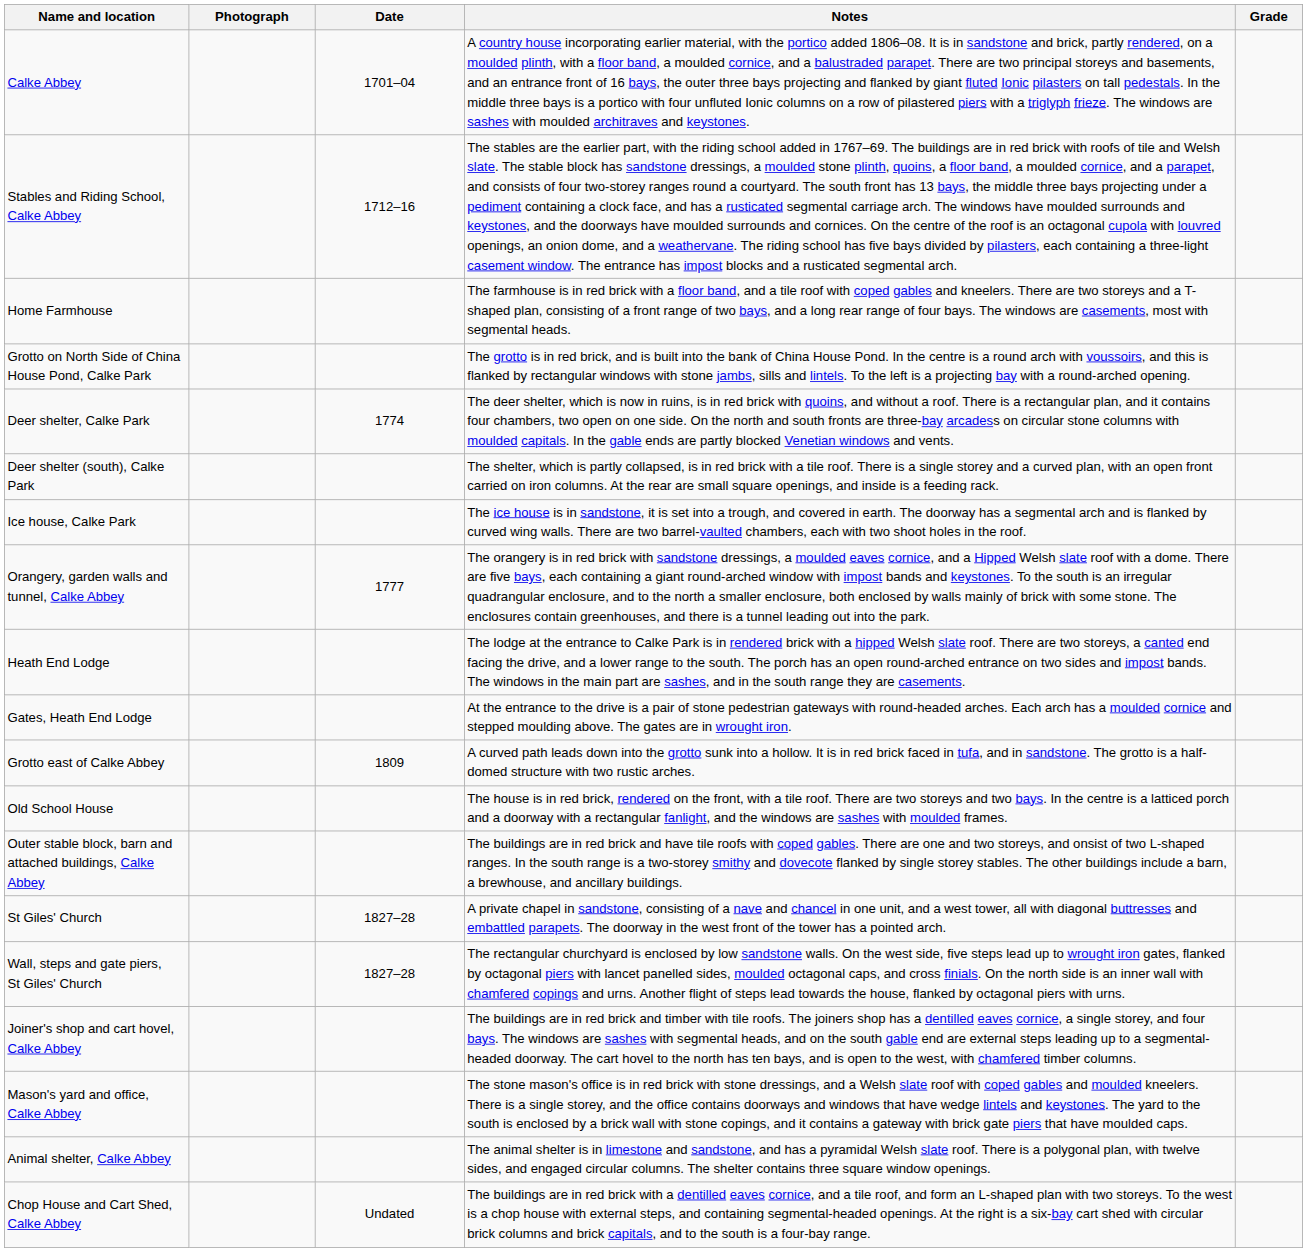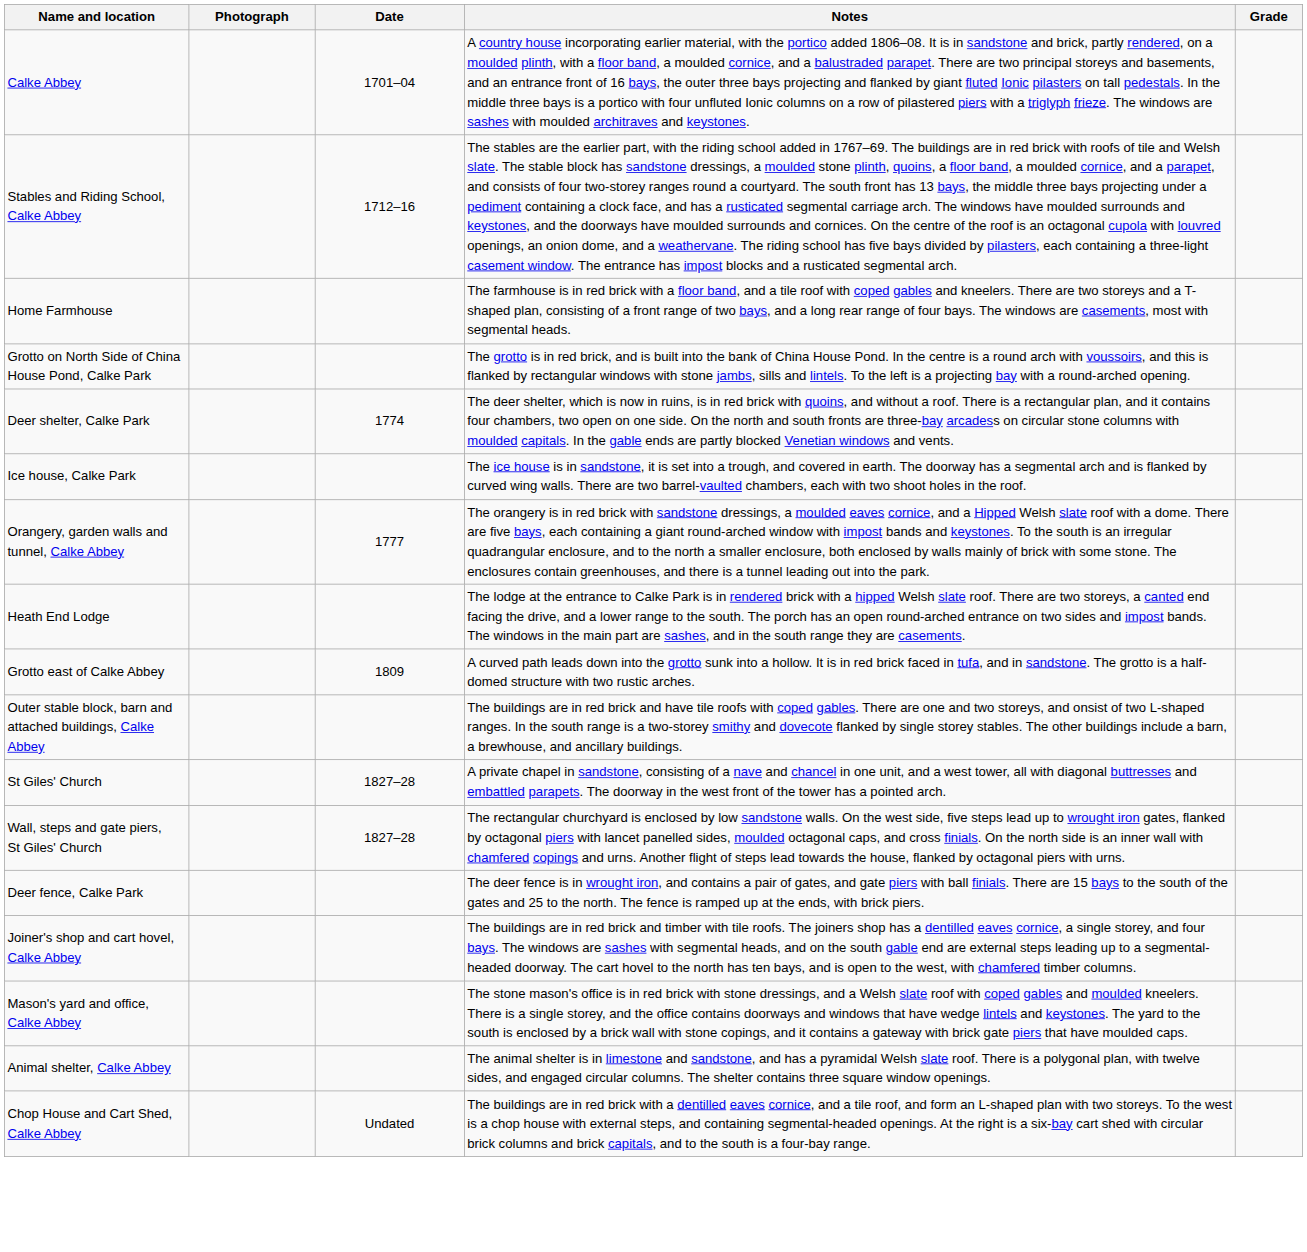- row: (86, 476)
- row: (80, 717)
- row: (60, 808)
+ row: (75, 893)
